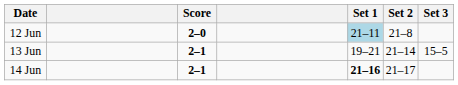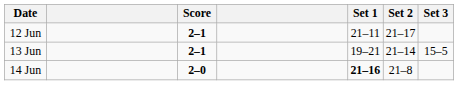(197, 32) 2–0 -> (197, 32) 2–1
(365, 32) lightblue background -> (365, 32) no background
(401, 32) 21–8 -> (401, 32) 21–17
(197, 70) 2–1 -> (197, 70) 2–0
(401, 70) 21–17 -> (401, 70) 21–8
